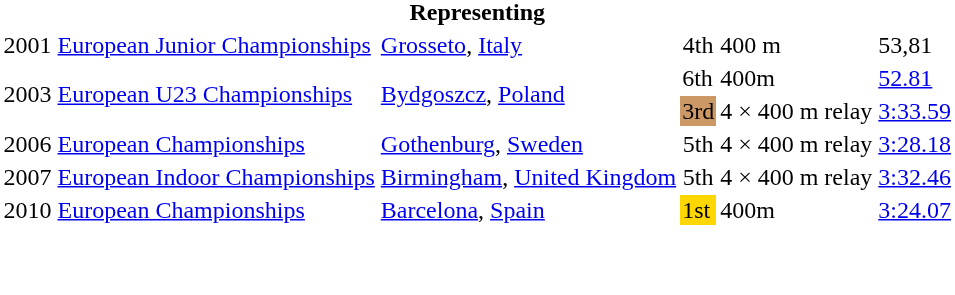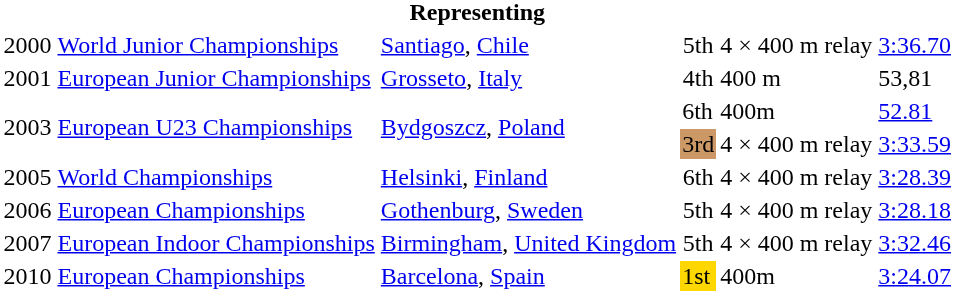+ row: (28, 44)
+ row: (28, 176)
